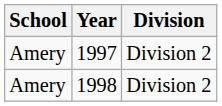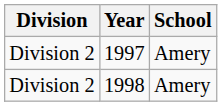columns swapped: (38, 20) <-> (169, 20)
